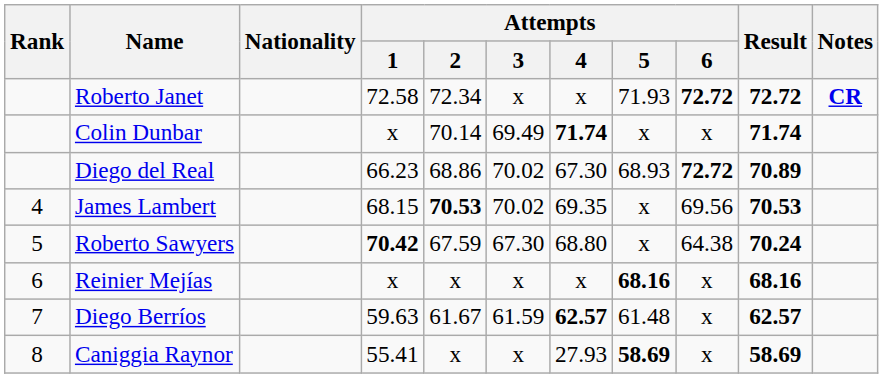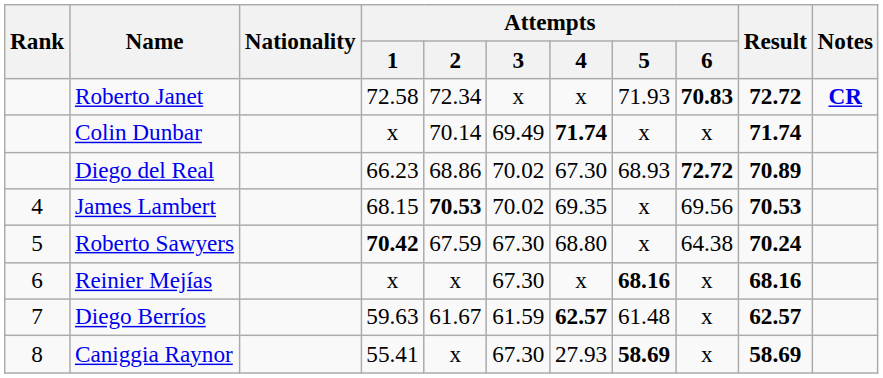(707, 96) 72.72 -> (707, 96) 70.83
(518, 280) x -> (518, 280) 67.30
(518, 354) x -> (518, 354) 67.30
